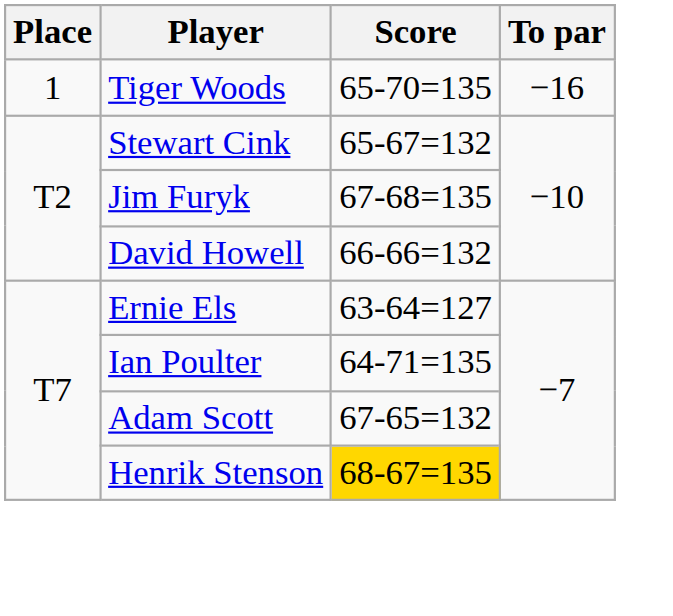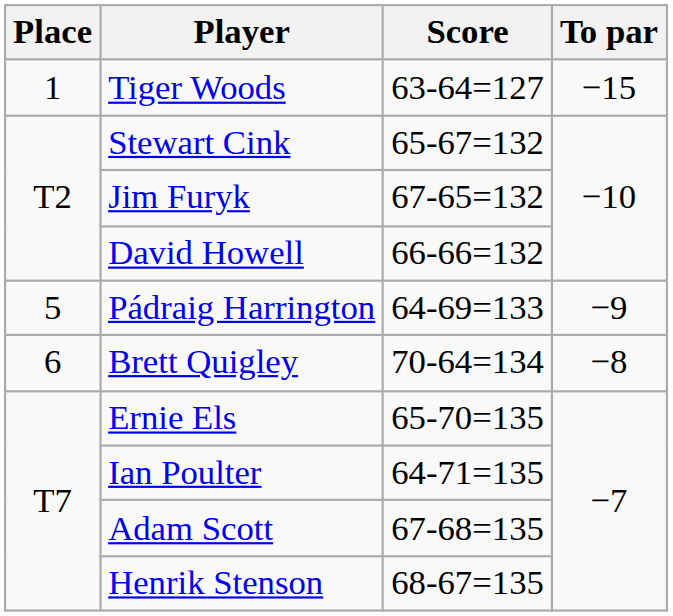(416, 87) 65-70=135 -> (468, 87) 63-64=127
(557, 87) −16 -> (609, 87) −15
(416, 197) 67-68=135 -> (468, 197) 67-65=132
+ row: (242, 307)
+ row: (203, 362)
(416, 307) 63-64=127 -> (468, 417) 65-70=135
(416, 417) 67-65=132 -> (468, 527) 67-68=135
(416, 472) gold background -> (468, 582) no background
